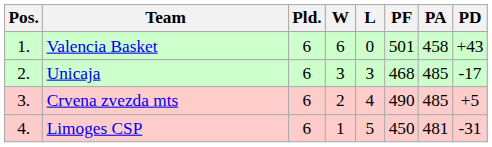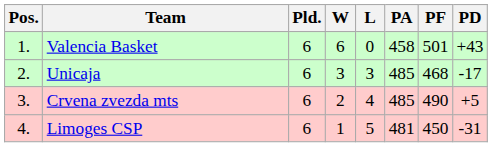columns swapped: (402, 18) <-> (436, 18)
